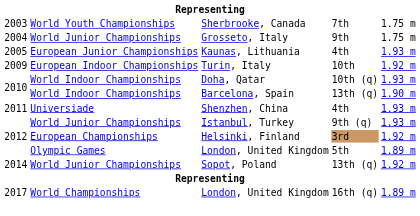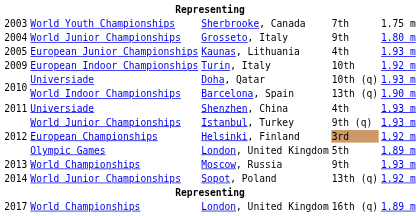(398, 38) 1.75 m -> (398, 38) 1.80 m
(106, 80) World Indoor Championships -> (62, 80) Universiade
+ row: (16, 164)
